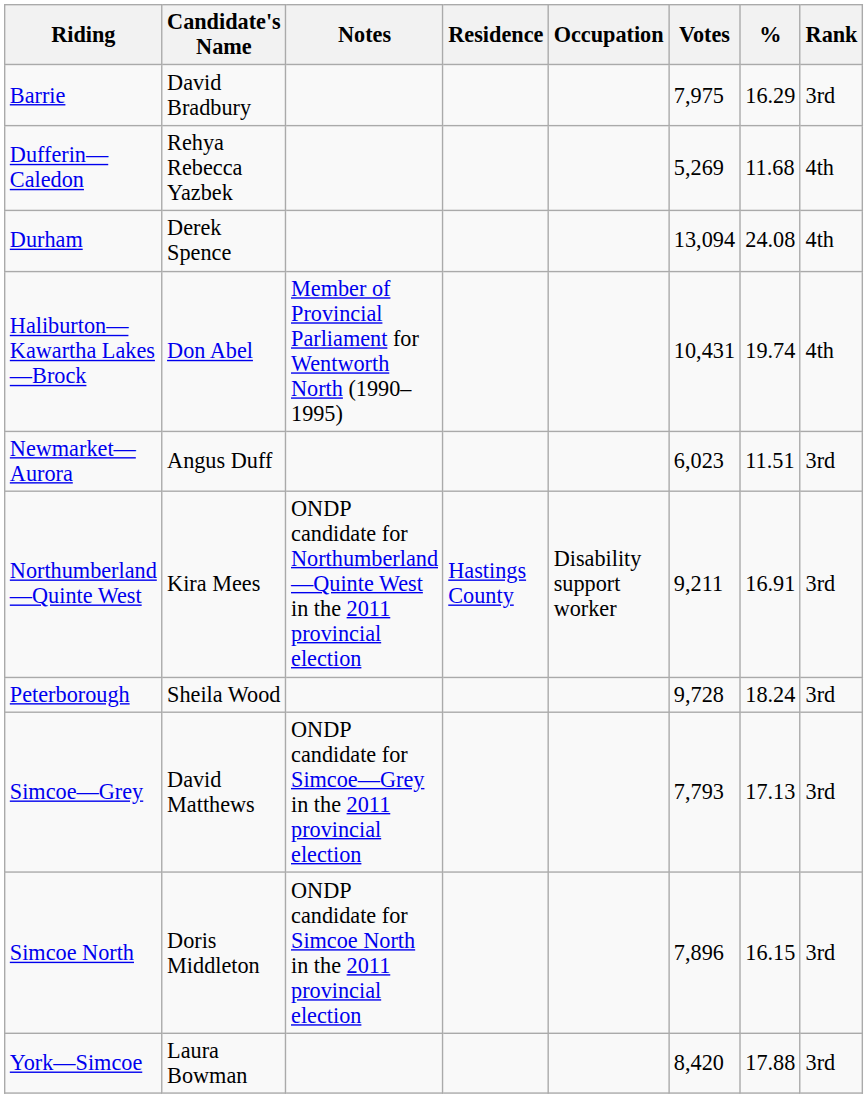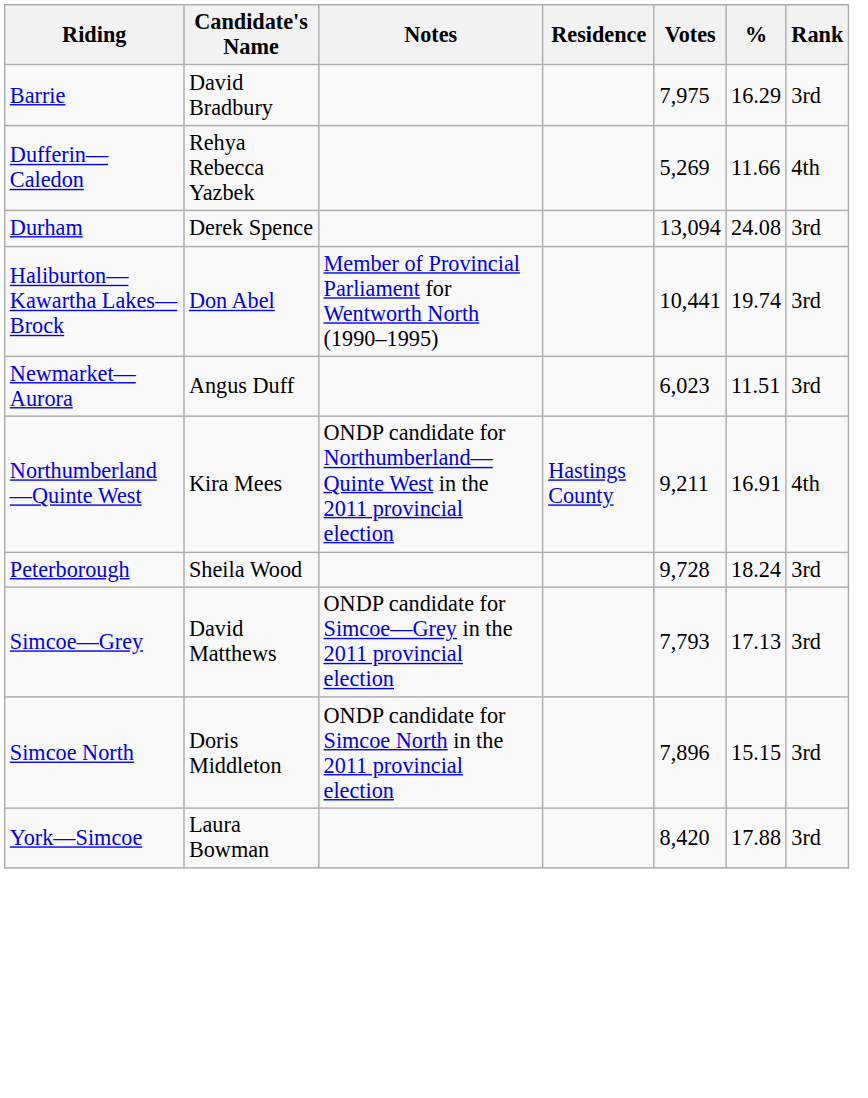- column: (609, 34)
(770, 167) 11.68 -> (756, 167) 11.66
(820, 240) 4th -> (806, 228) 3rd
(704, 350) 10,431 -> (690, 300) 10,441
(820, 350) 4th -> (806, 300) 3rd
(820, 584) 3rd -> (806, 483) 4th
(770, 952) 16.15 -> (756, 752) 15.15
